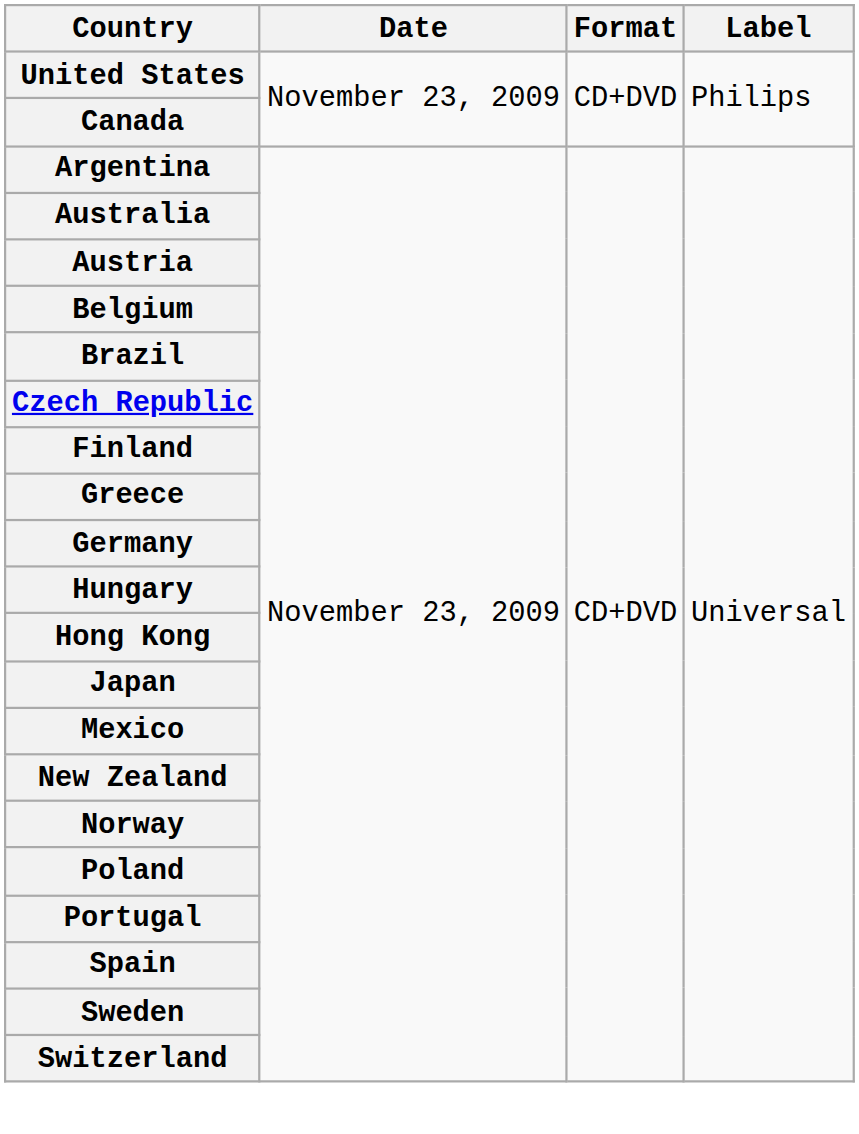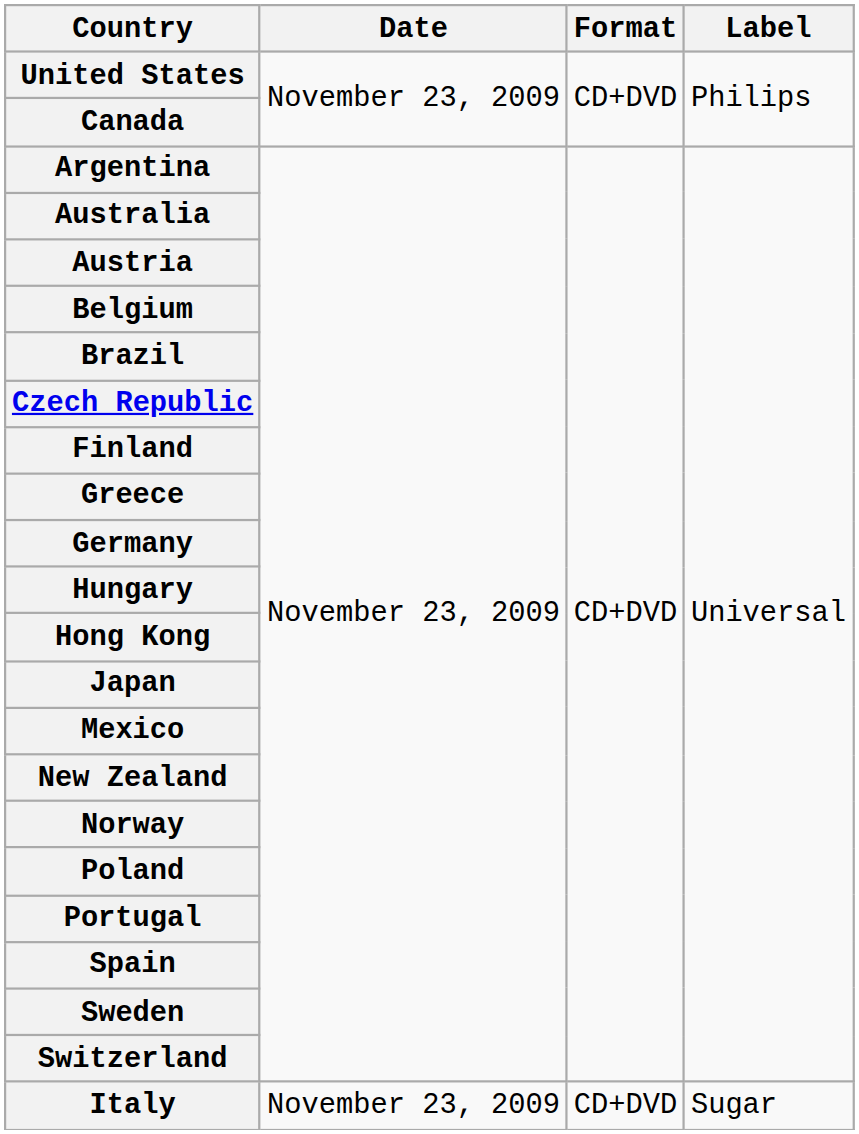+ row: (133, 1105)
